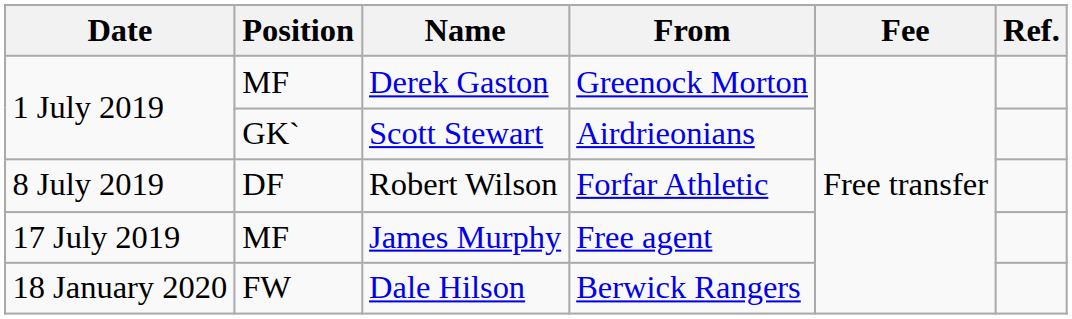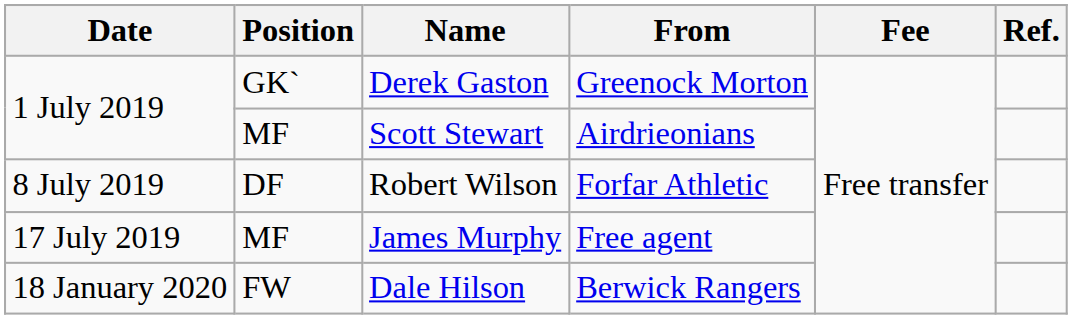(266, 81) MF -> (271, 81) GK`
(271, 133) GK` -> (266, 133) MF
